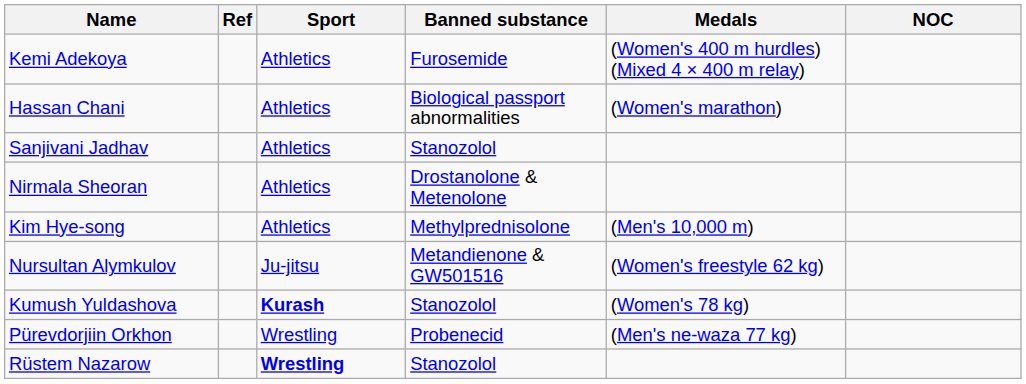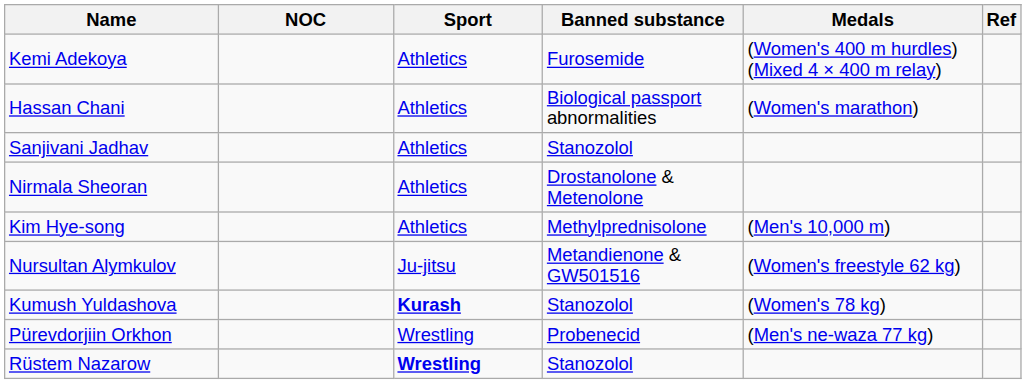columns swapped: (933, 20) <-> (237, 20)
